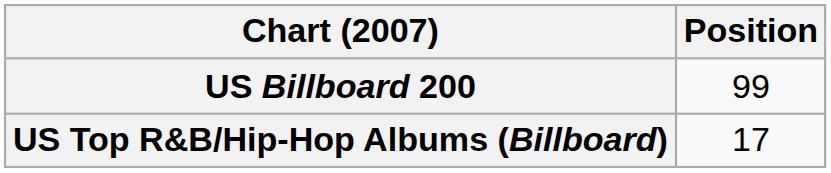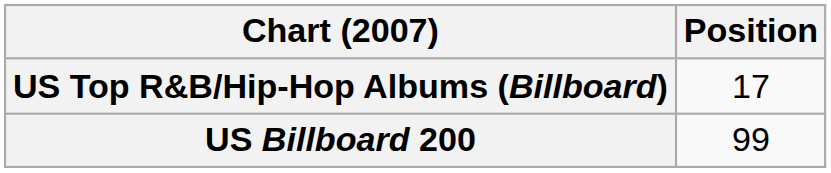rows swapped: (340, 85) <-> (340, 139)
